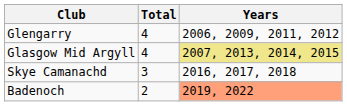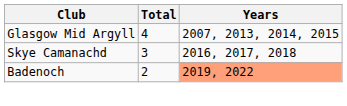- row: (39, 33)
(261, 53) khaki background -> (261, 33) no background
